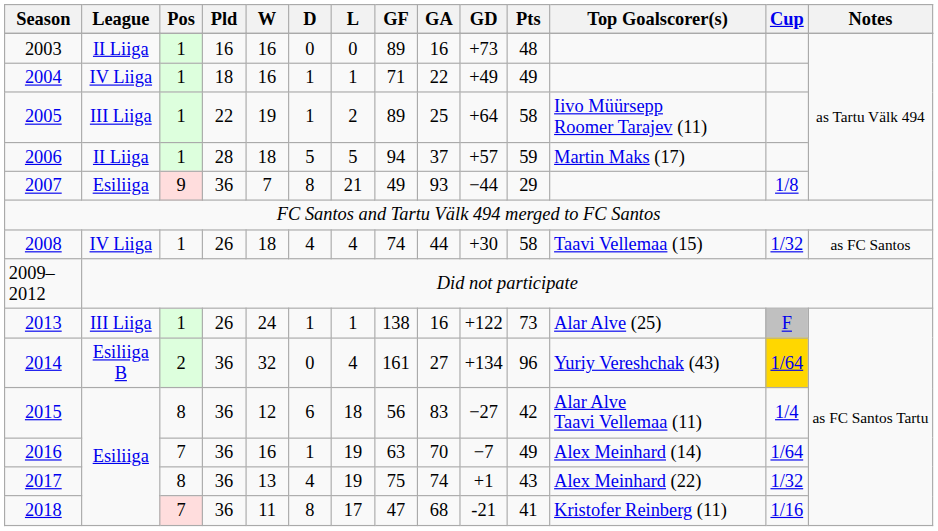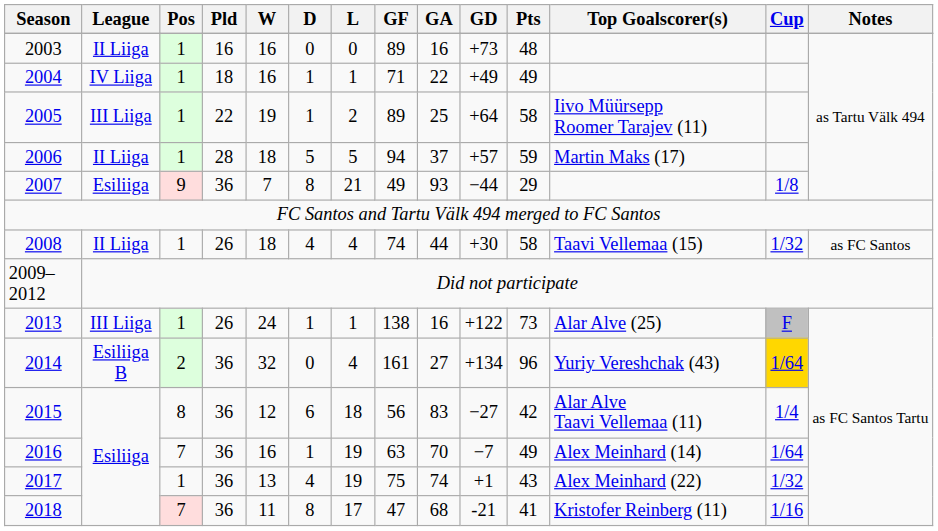(121, 244) IV Liiga -> (121, 244) II Liiga
(181, 481) 8 -> (181, 481) 1
